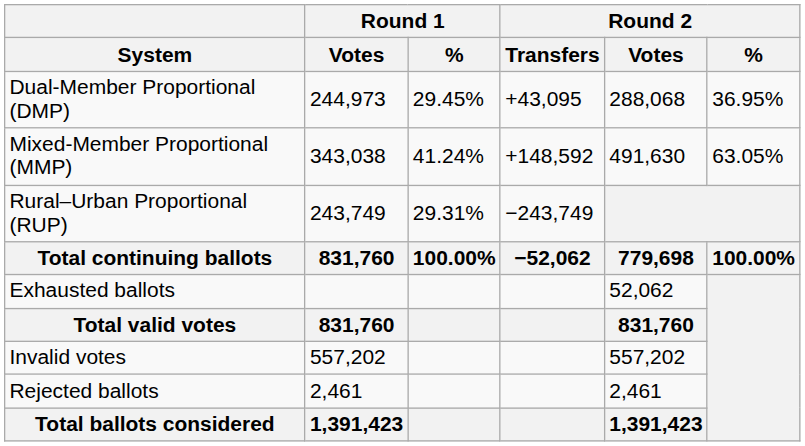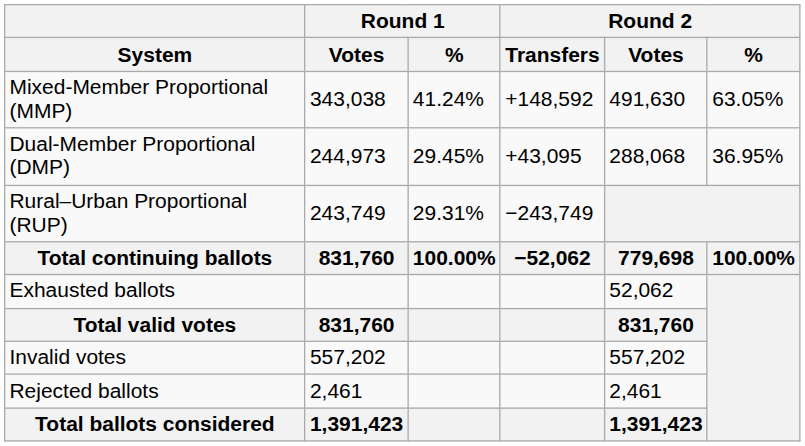rows swapped: (139, 156) <-> (132, 99)
